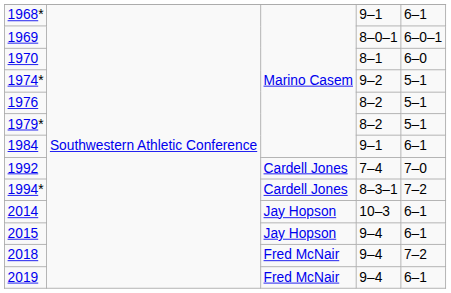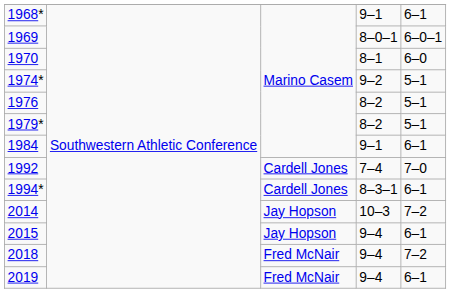(415, 189) 7–2 -> (415, 189) 6–1
(415, 211) 6–1 -> (415, 211) 7–2
